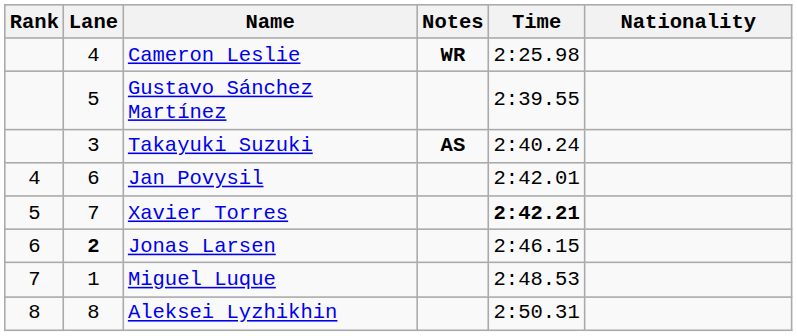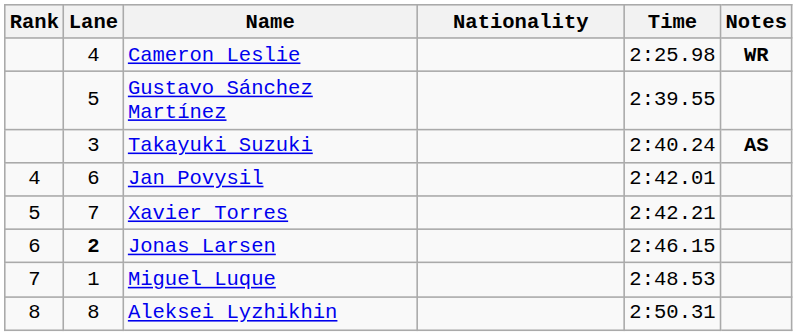columns swapped: (688, 22) <-> (453, 22)
(537, 213) bold -> (672, 213) normal
